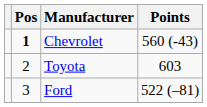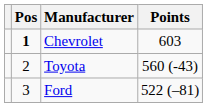(170, 41) 560 (-43) -> (170, 41) 603
(170, 66) 603 -> (170, 66) 560 (-43)
